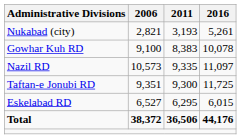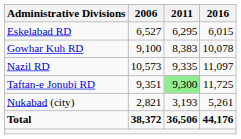rows swapped: (39, 102) <-> (41, 31)
(185, 84) no background -> (185, 84) lightgreen background
